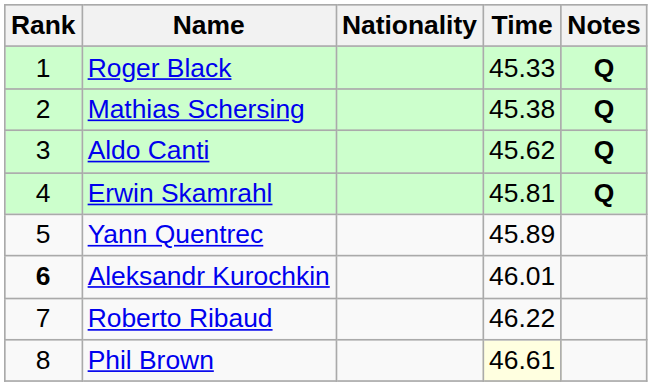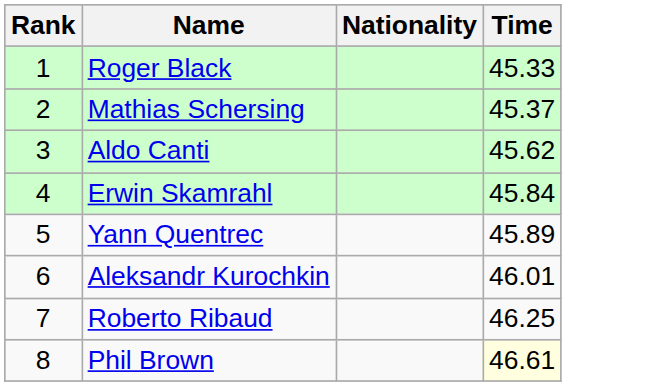- column: (604, 25)
(522, 109) 45.38 -> (522, 109) 45.37
(522, 192) 45.81 -> (522, 192) 45.84
(43, 276) bold -> (43, 276) normal
(522, 318) 46.22 -> (522, 318) 46.25
